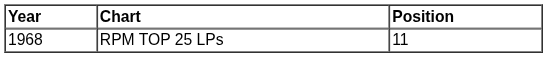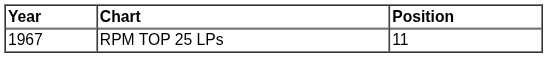(25, 40) 1968 -> (25, 40) 1967
